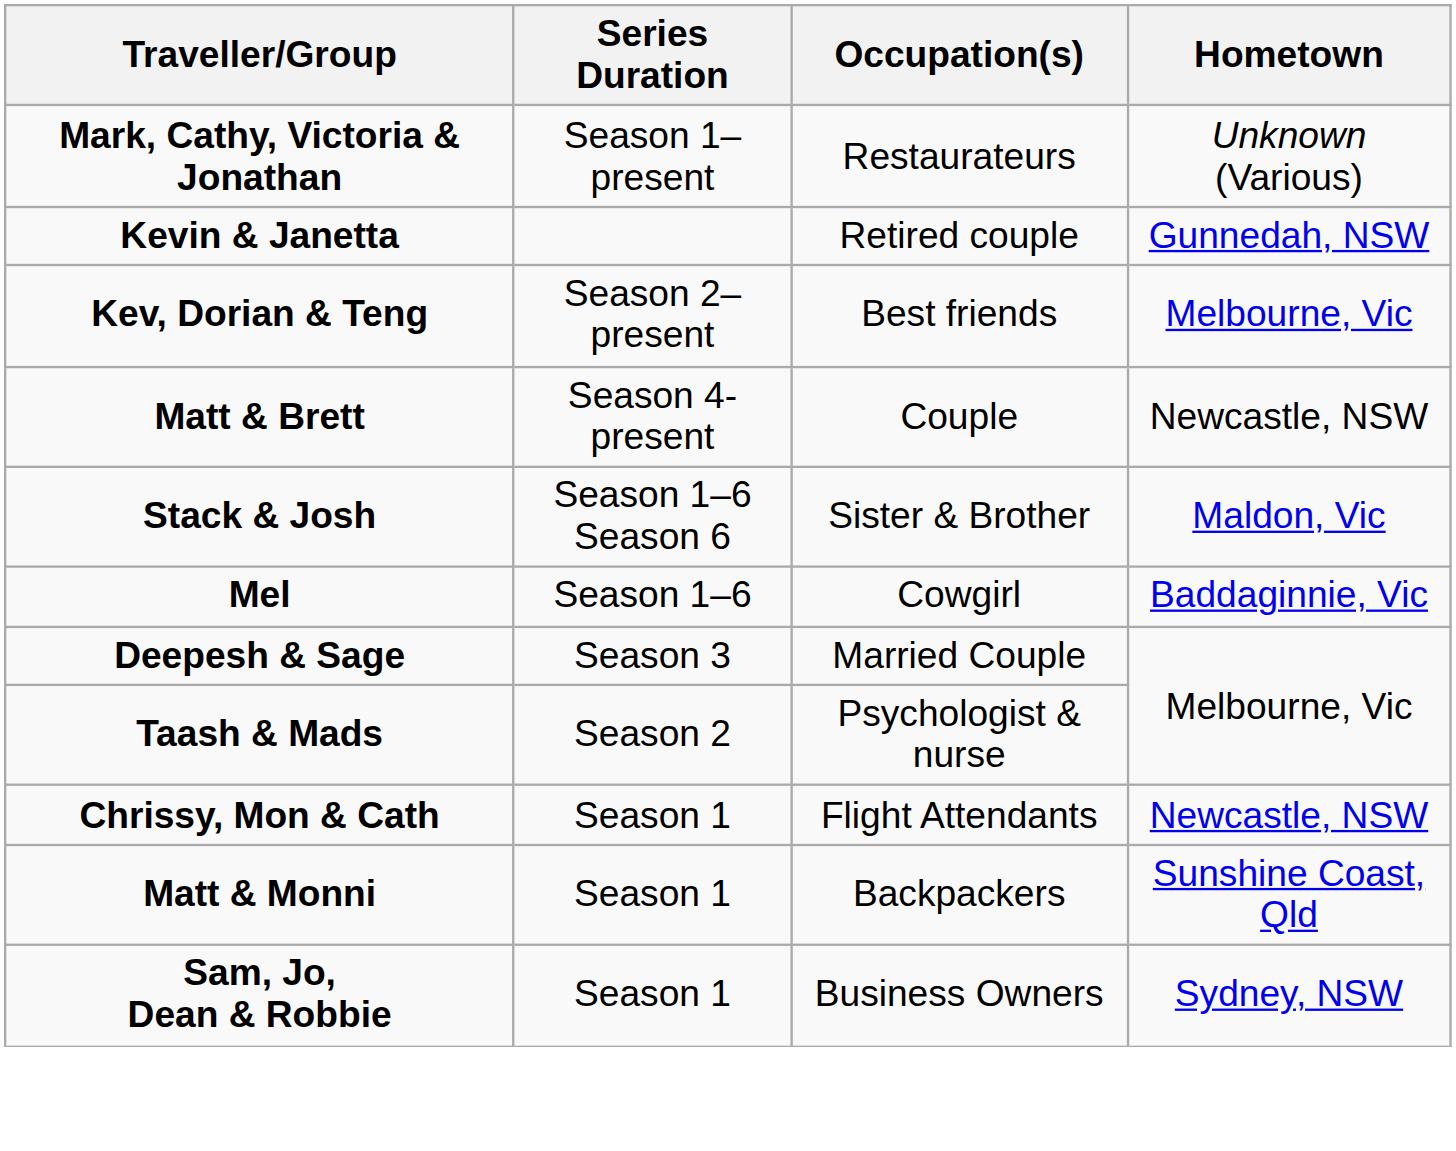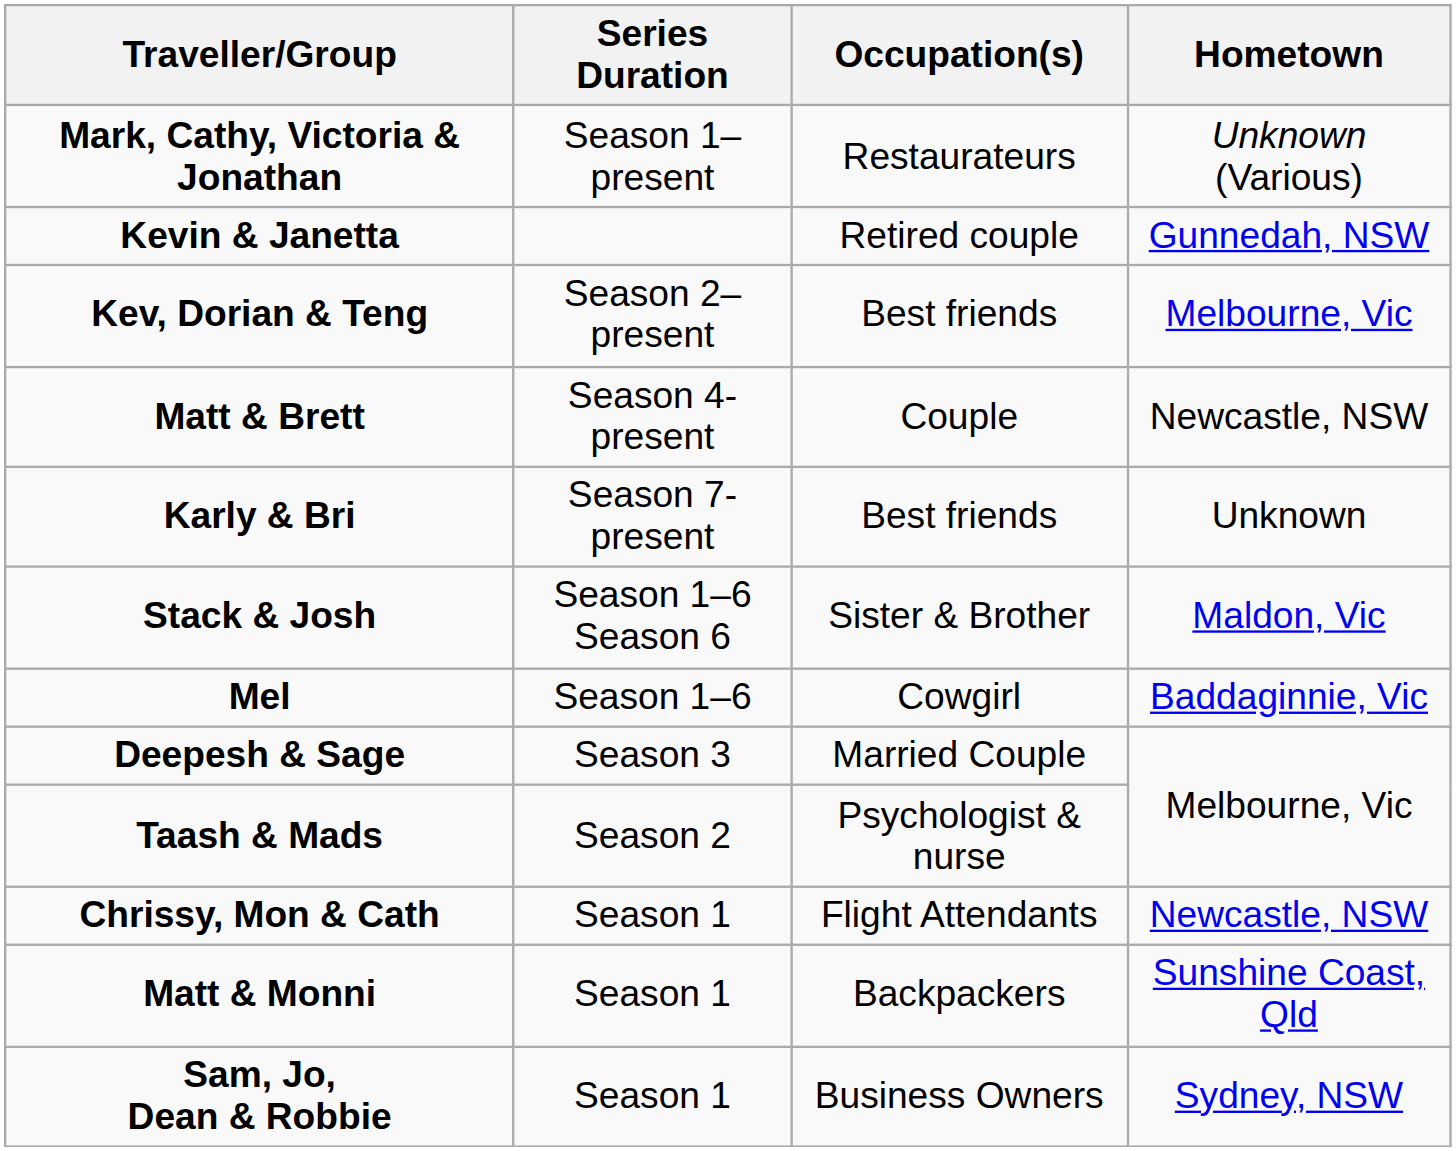+ row: (260, 516)
